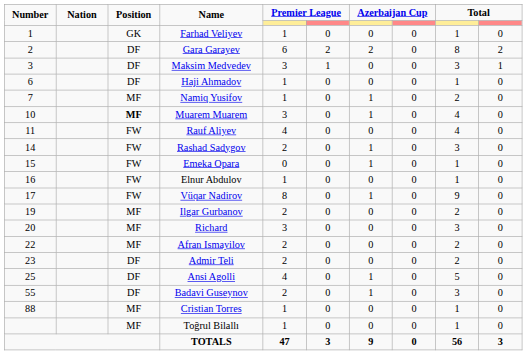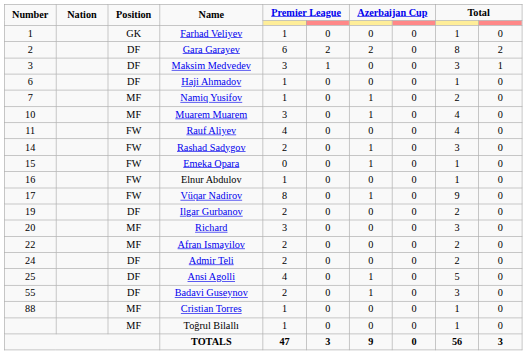(134, 114) bold -> (134, 114) normal
(134, 212) MF -> (134, 212) DF
(30, 260) 23 -> (30, 260) 24
